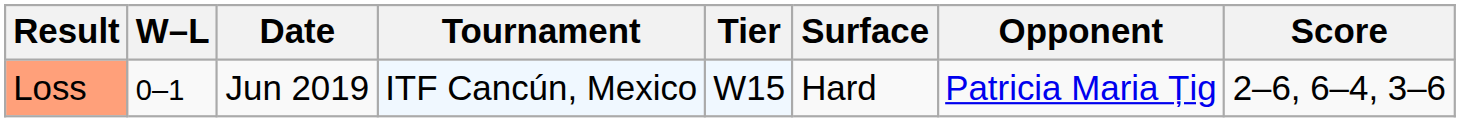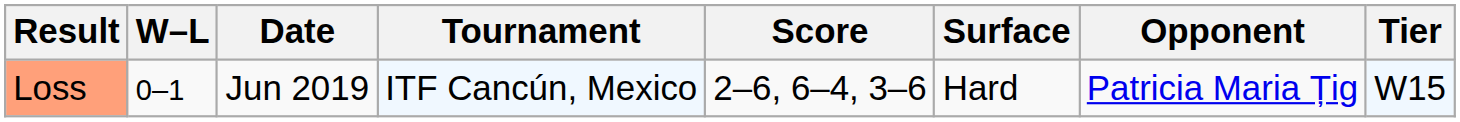columns swapped: (749, 32) <-> (1339, 32)
